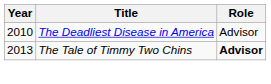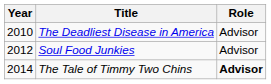+ row: (86, 50)
(20, 50) 2013 -> (20, 69) 2014
